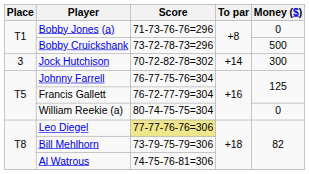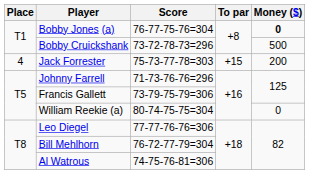(173, 29) 71-73-76-76=296 -> (173, 29) 76-77-75-76=304
(278, 29) normal -> (278, 29) bold
- row: (74, 62)
+ row: (72, 62)
(173, 78) 76-77-75-76=304 -> (173, 78) 71-73-76-76=296
(173, 95) 76-72-77-79=304 -> (173, 95) 73-79-75-79=306
(173, 128) khaki background -> (173, 128) no background
(173, 144) 73-79-75-79=306 -> (173, 144) 76-72-77-79=304
